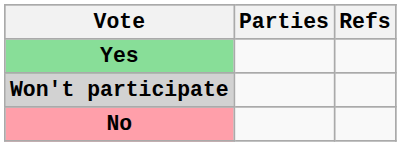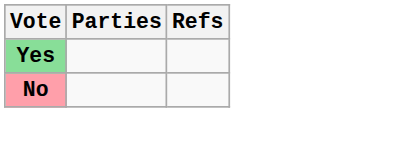- row: (119, 90)
